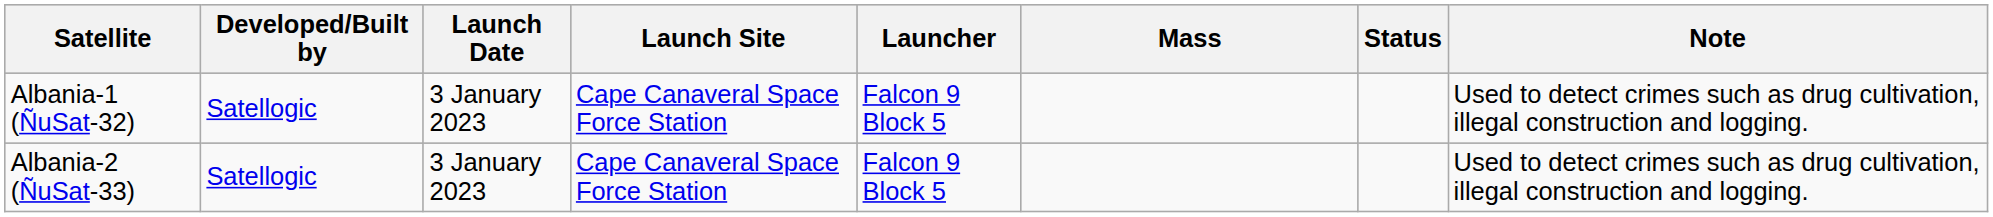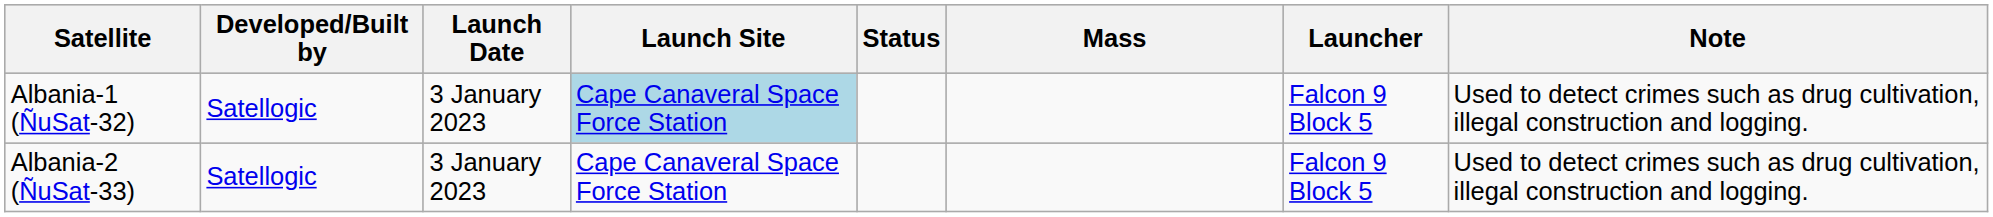columns swapped: (939, 38) <-> (1403, 38)
(707, 107) no background -> (707, 107) lightblue background
